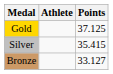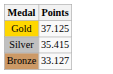- column: (57, 12)
